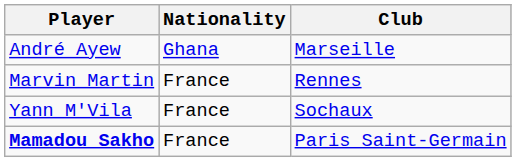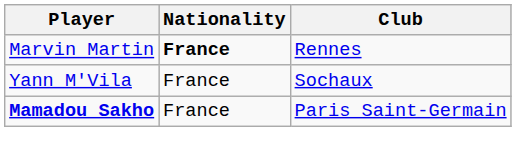- row: (65, 50)
(196, 80) normal -> (196, 50) bold
